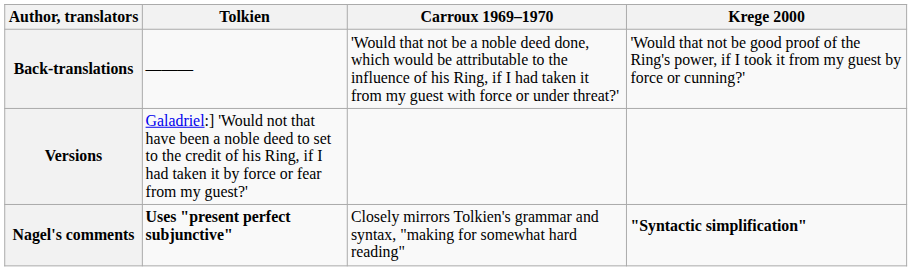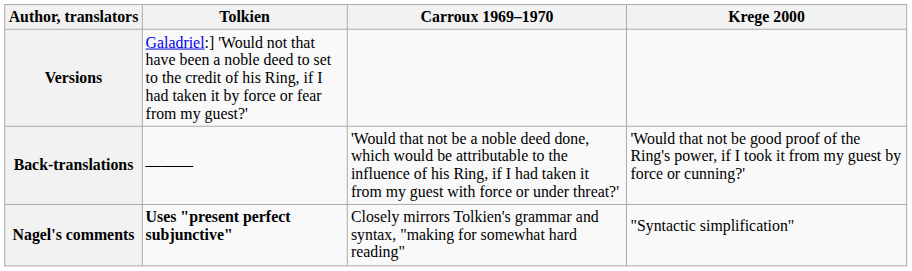rows swapped: (73, 156) <-> (73, 68)
(719, 234) bold -> (712, 234) normal
